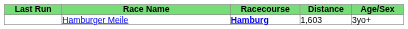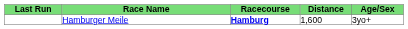(311, 20) 1,603 -> (311, 20) 1,600
